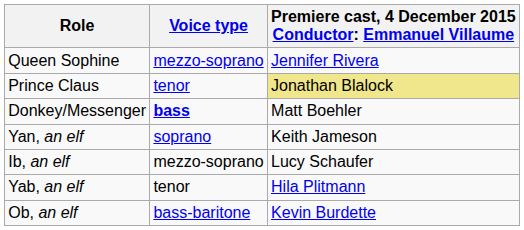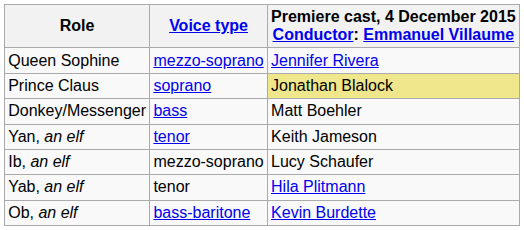(172, 85) tenor -> (182, 85) soprano
(172, 111) bold -> (170, 111) normal
(182, 136) soprano -> (172, 136) tenor
